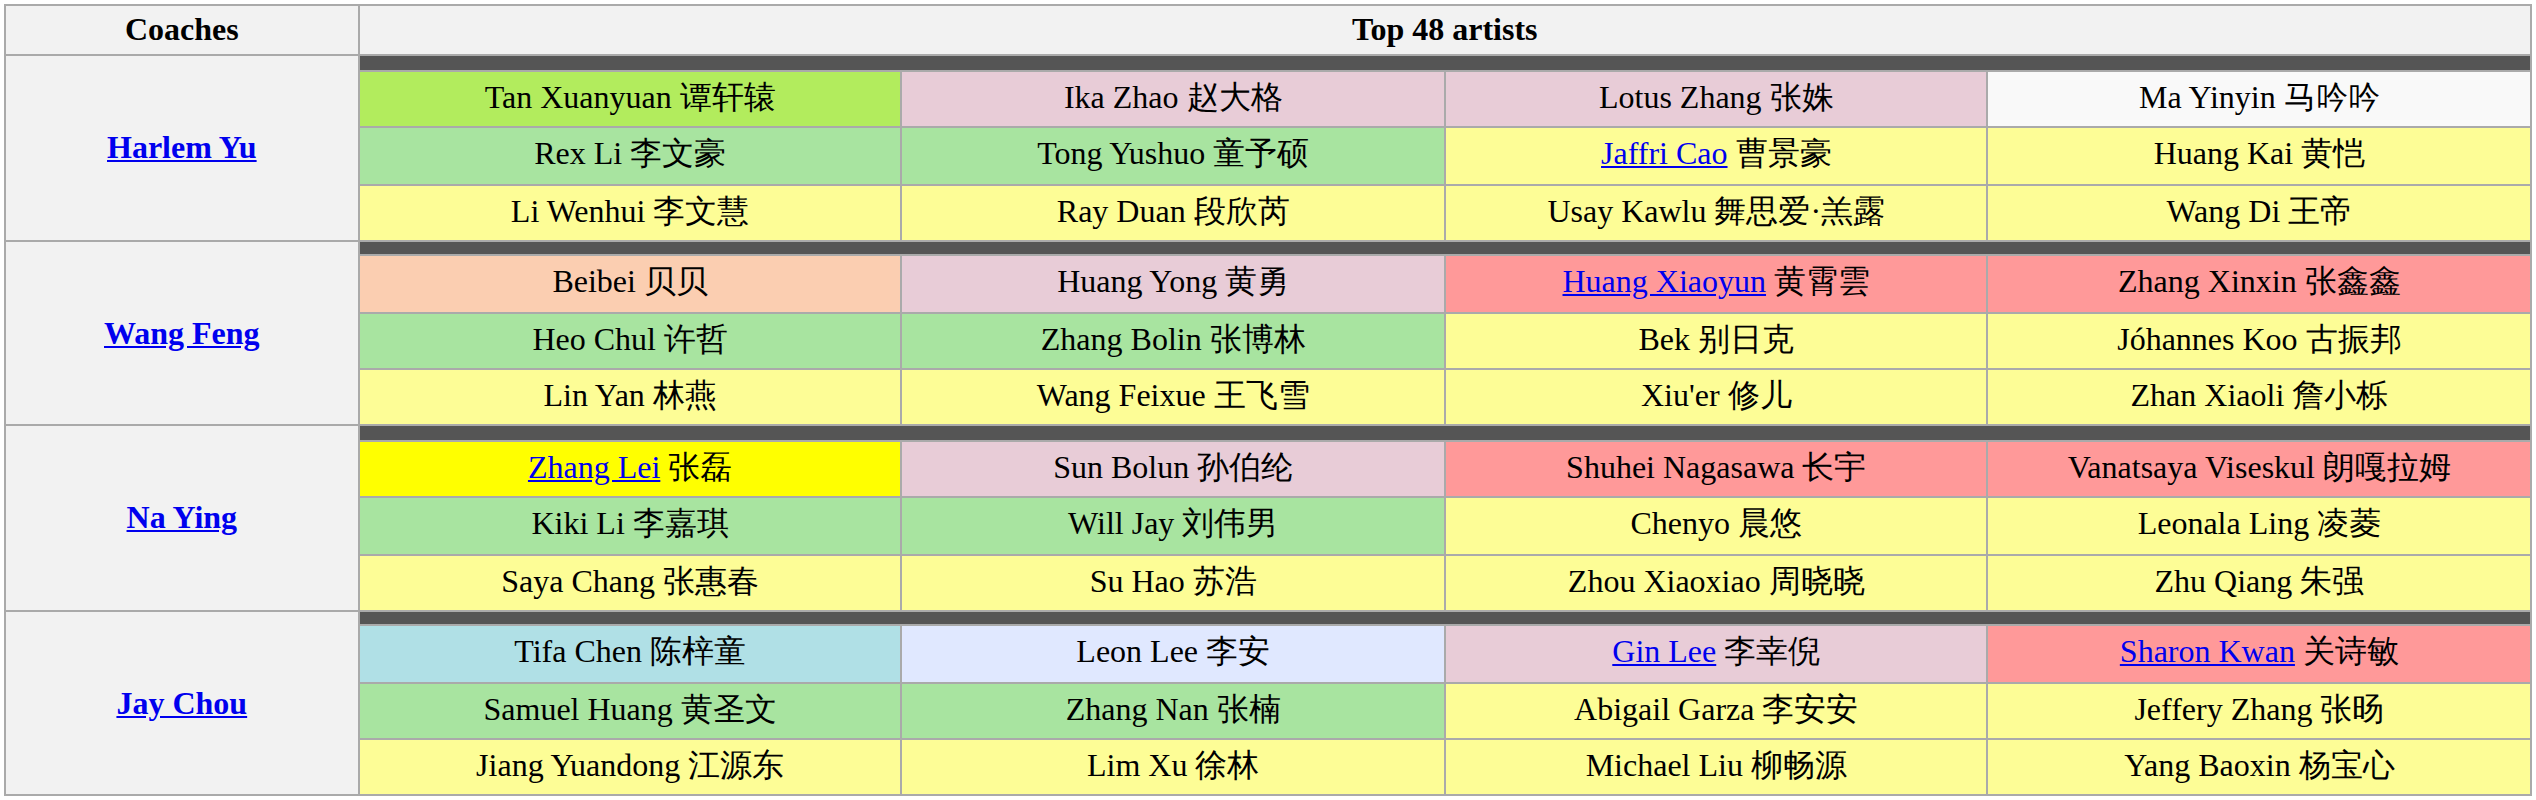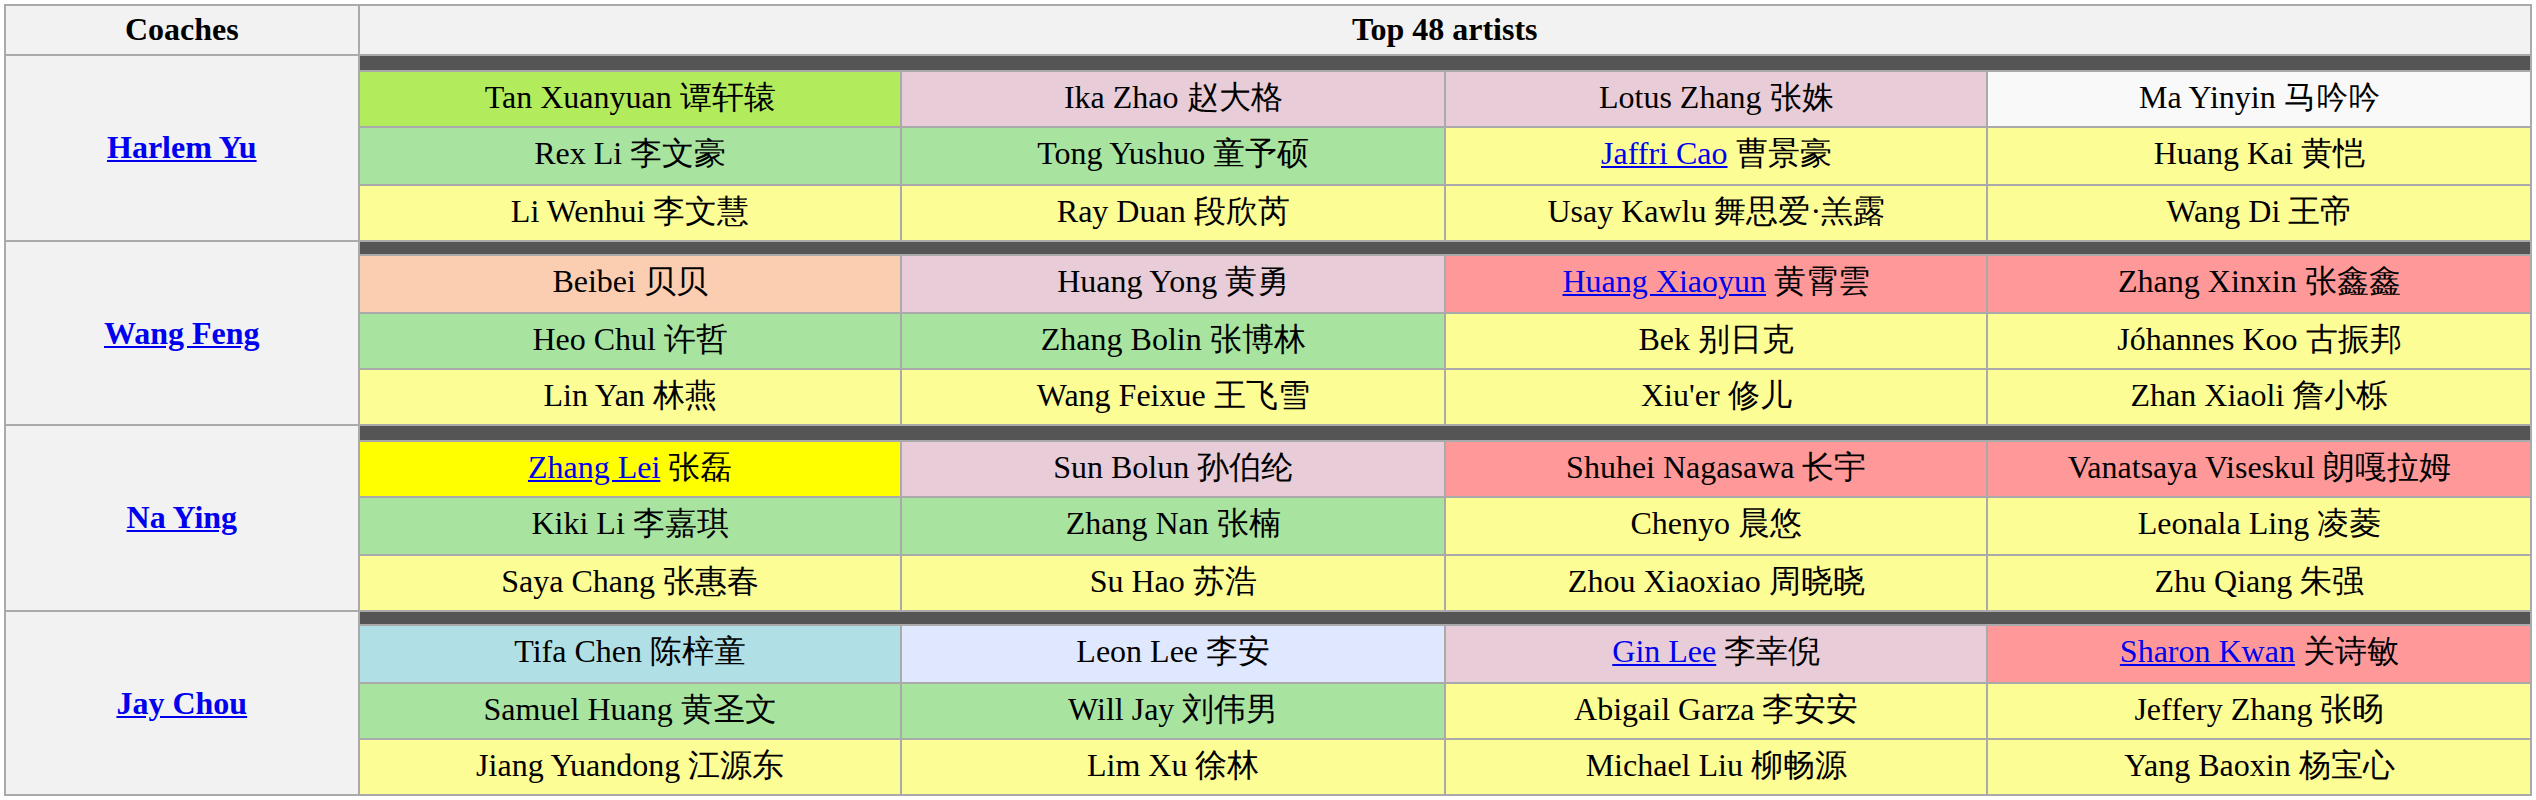(1173, 524) Will Jay 刘伟男 -> (1173, 524) Zhang Nan 张楠
(1173, 709) Zhang Nan 张楠 -> (1173, 709) Will Jay 刘伟男
